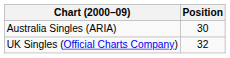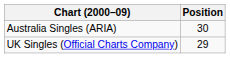(203, 45) 32 -> (203, 45) 29
